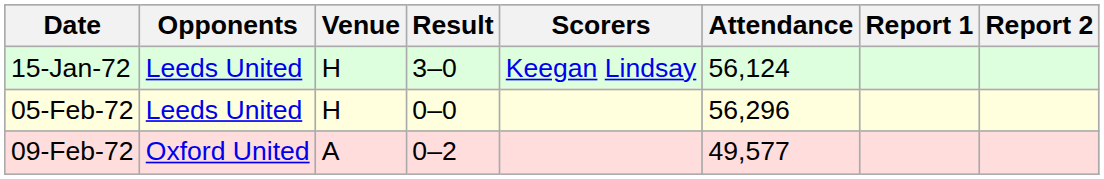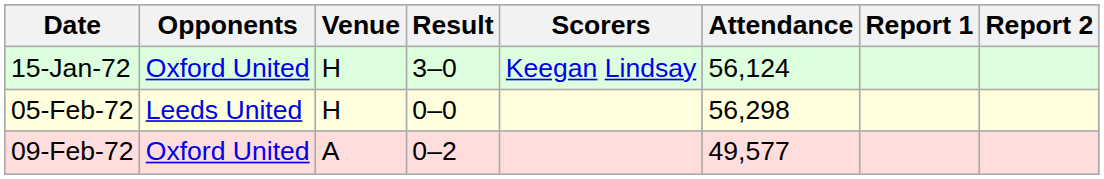(224, 67) Leeds United -> (228, 67) Oxford United
(749, 109) 56,296 -> (749, 109) 56,298
